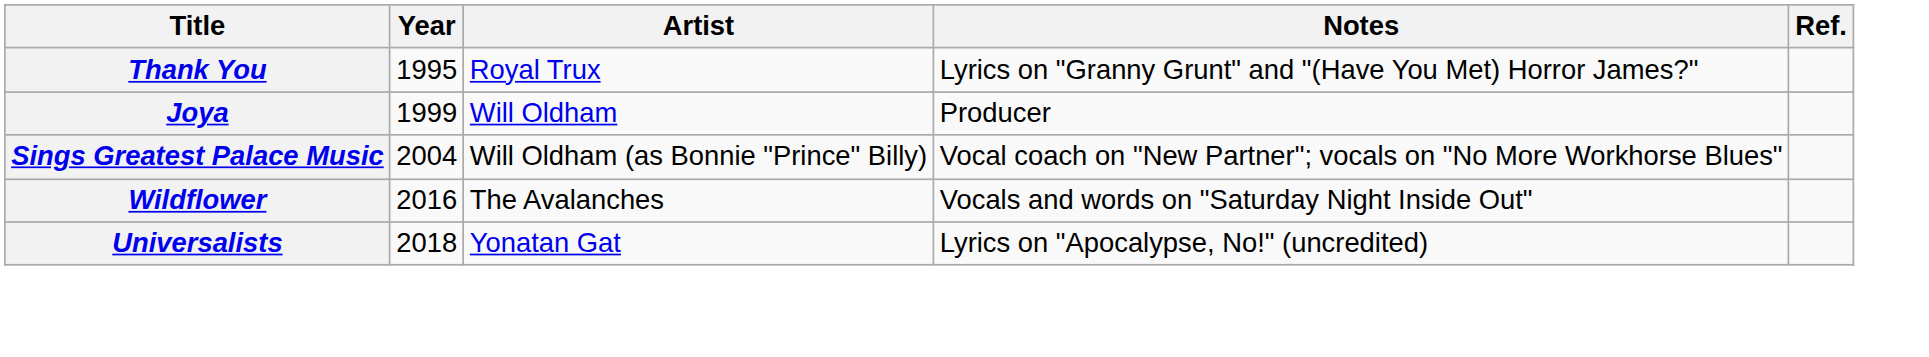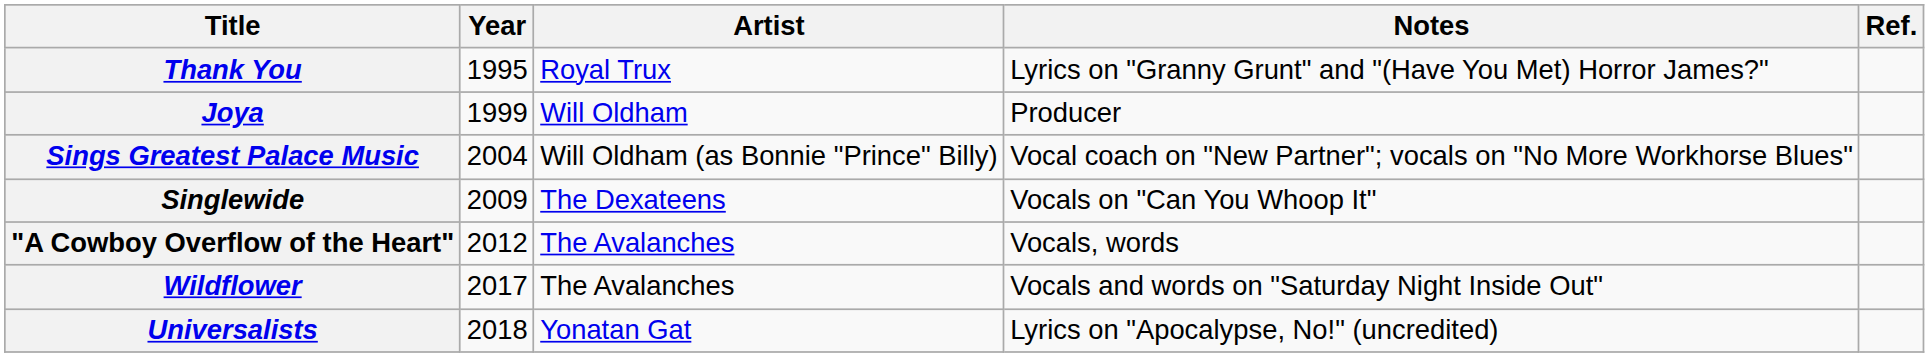+ row: (233, 199)
+ row: (233, 243)
(427, 199) 2016 -> (497, 286) 2017
